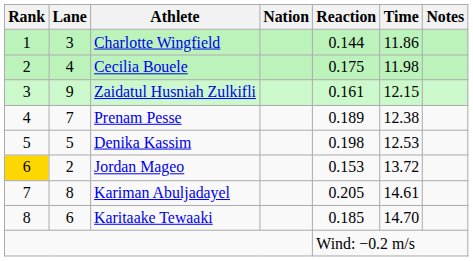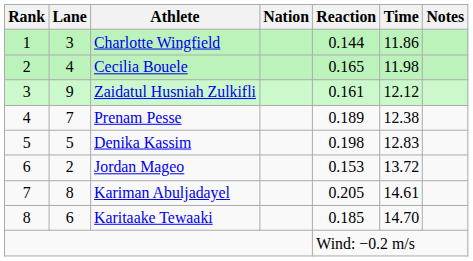(346, 67) 0.175 -> (346, 67) 0.165
(401, 92) 12.15 -> (401, 92) 12.12
(401, 142) 12.53 -> (401, 142) 12.83
(27, 167) gold background -> (27, 167) no background
